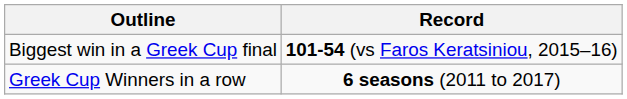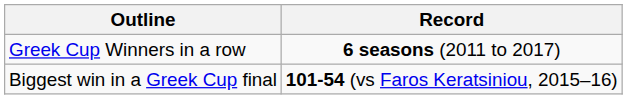rows swapped: (143, 50) <-> (127, 79)
